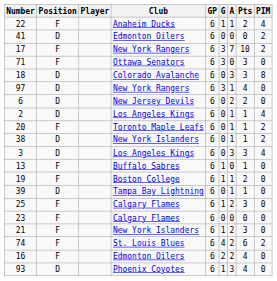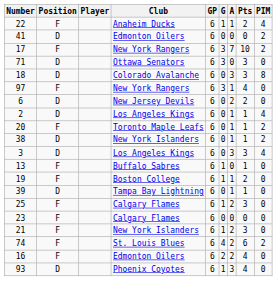(58, 62) F -> (58, 62) D
(58, 88) D -> (58, 88) F
